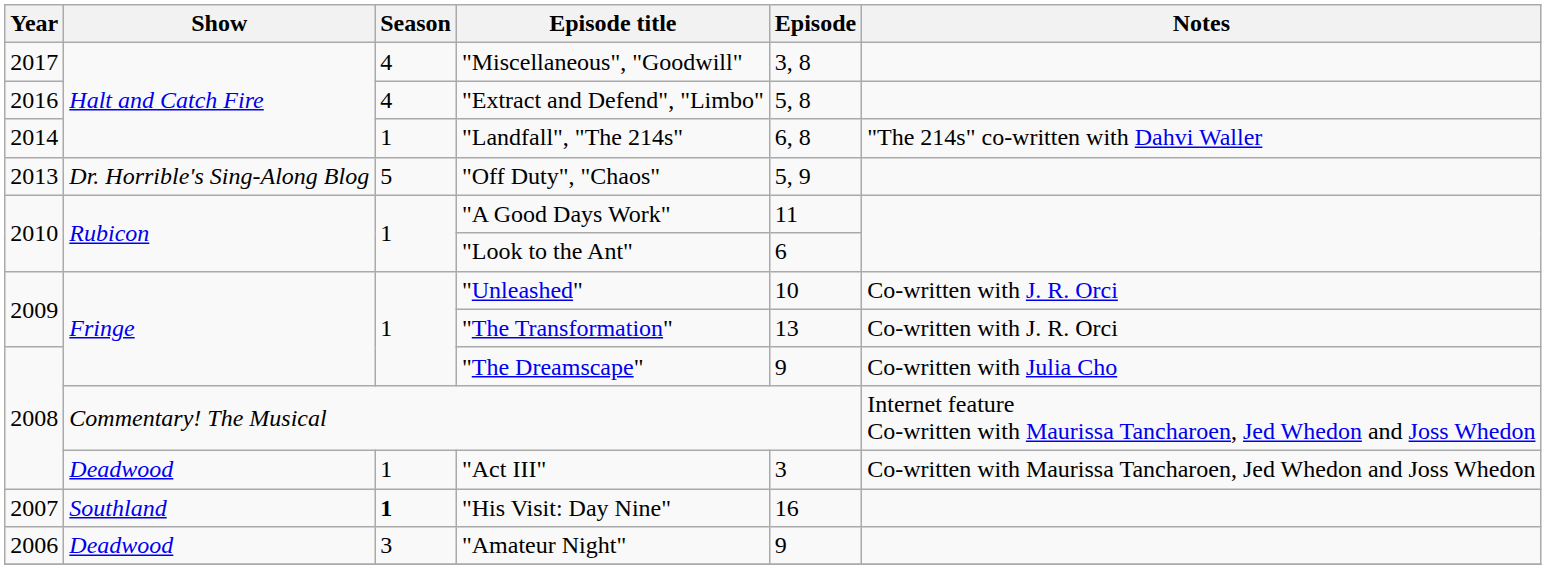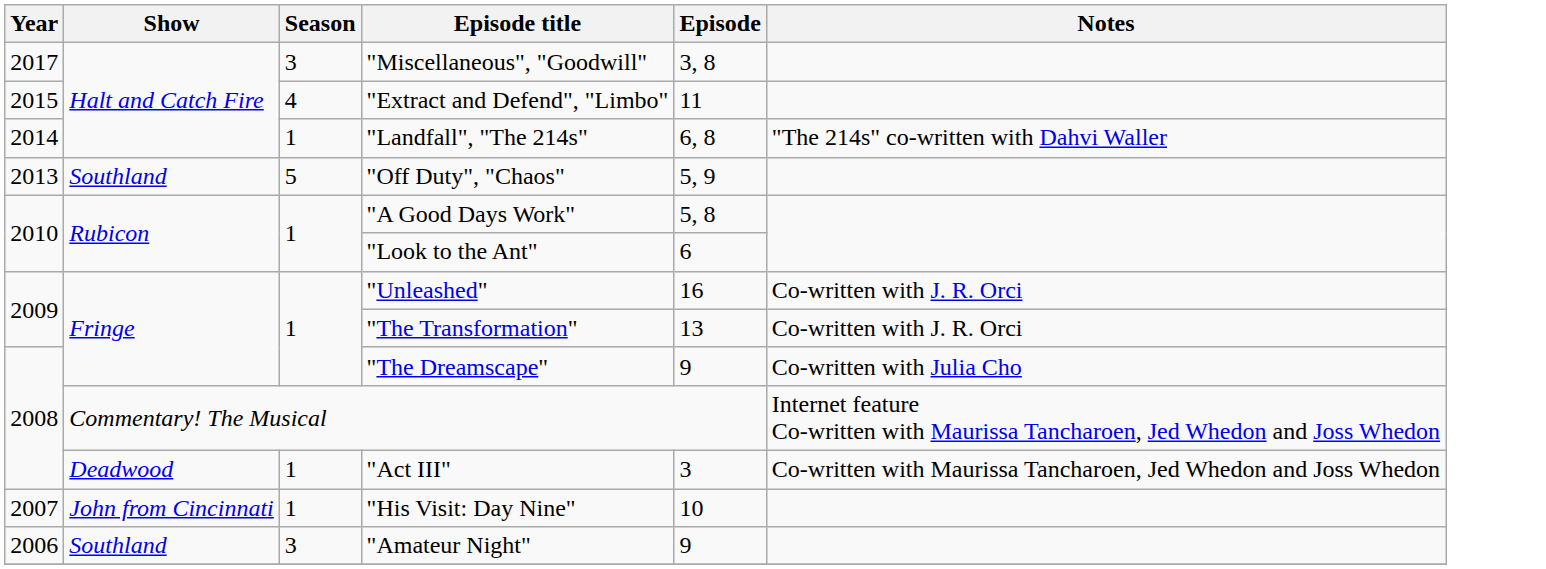(386, 61) 4 -> (291, 61) 3
(34, 99) 2016 -> (34, 99) 2015
(793, 99) 5, 8 -> (691, 99) 11
(219, 175) Dr. Horrible's Sing-Along Blog -> (118, 175) Southland
(786, 213) 11 -> (697, 213) 5, 8
(787, 289) 10 -> (691, 289) 16
(118, 507) Southland -> (172, 507) John from Cincinnati
(386, 507) bold -> (291, 507) normal
(787, 507) 16 -> (691, 507) 10
(121, 545) Deadwood -> (118, 545) Southland
